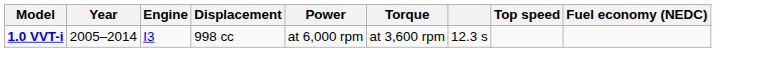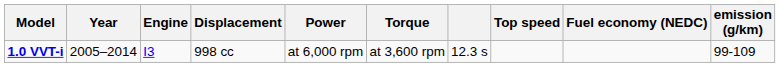+ column: (743, 22)
